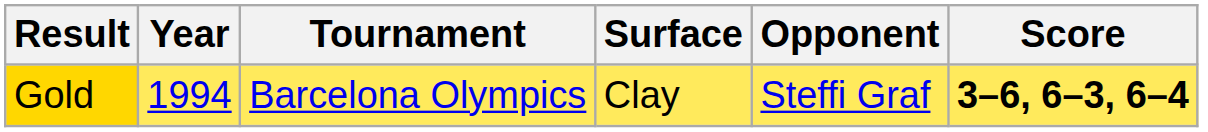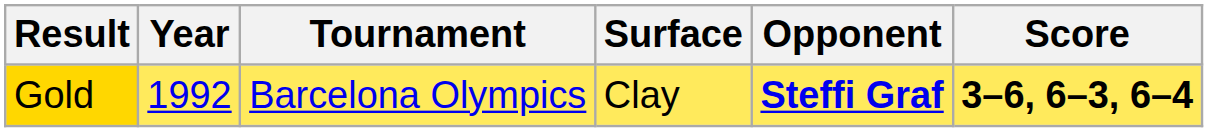(189, 94) 1994 -> (189, 94) 1992
(845, 94) normal -> (852, 94) bold
